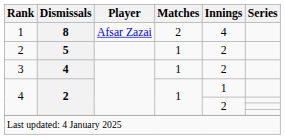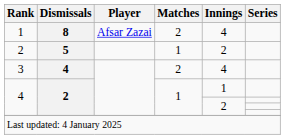(178, 69) 1 -> (178, 69) 2
(224, 69) 2 -> (224, 69) 4
